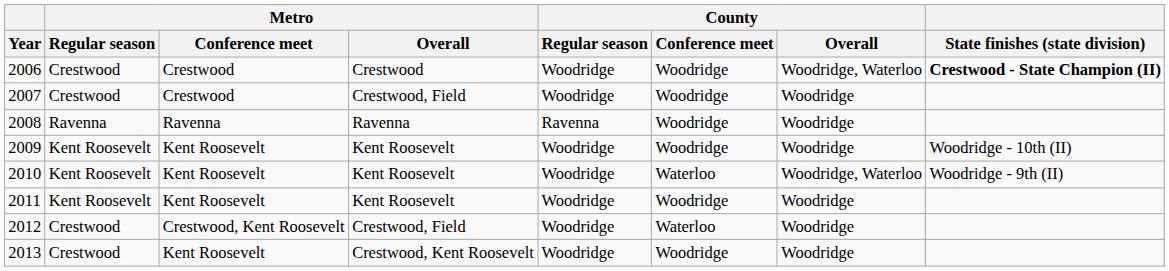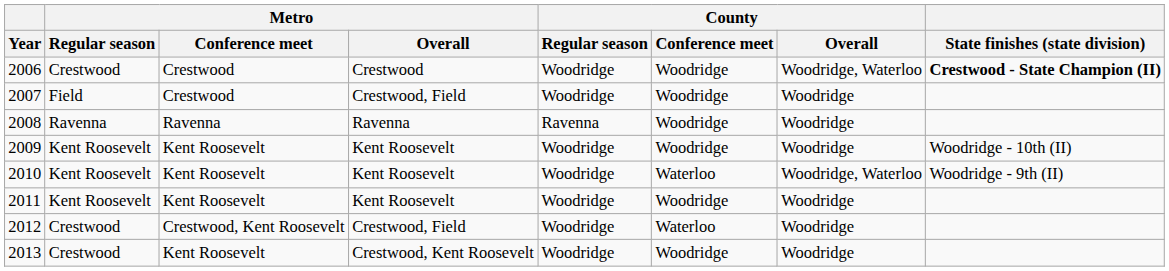(85, 95) Crestwood -> (66, 95) Field
